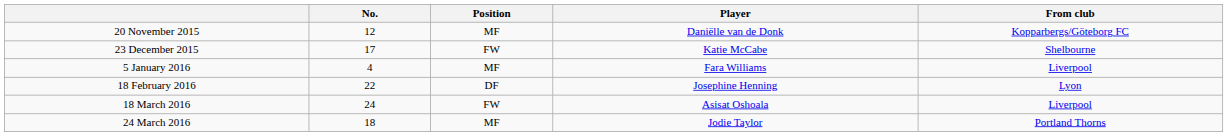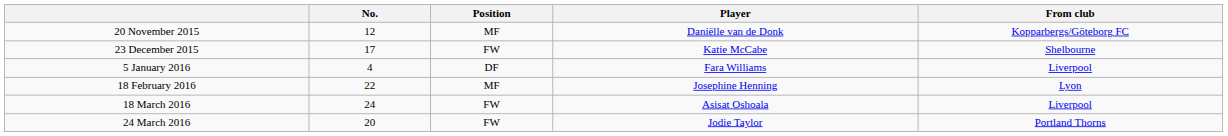(492, 67) MF -> (492, 67) DF
(492, 85) DF -> (492, 85) MF
(370, 122) 18 -> (370, 122) 20
(492, 122) MF -> (492, 122) FW
